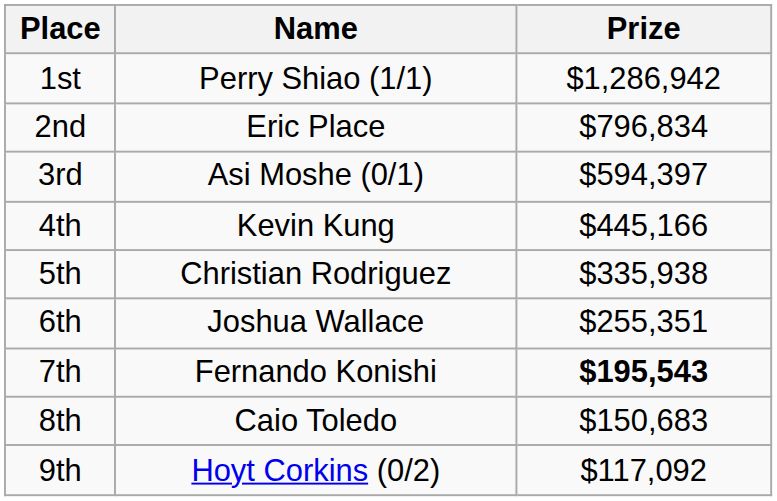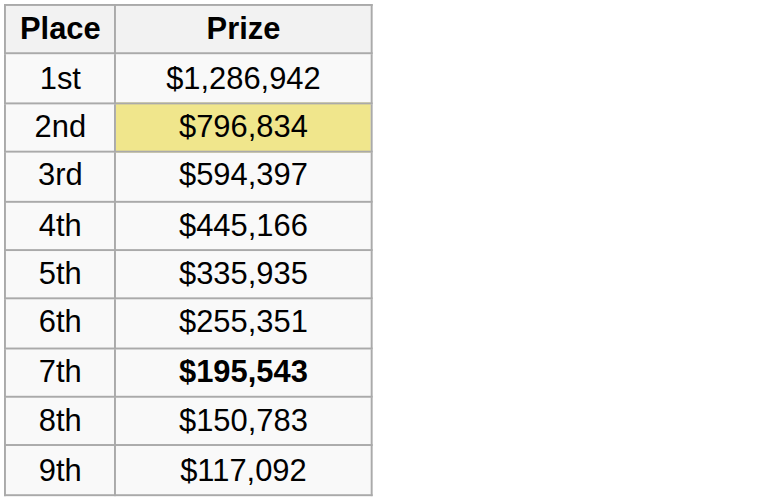- column: (316, 28)
(644, 126) no background -> (243, 126) khaki background
(644, 273) $335,938 -> (243, 273) $335,935
(644, 420) $150,683 -> (243, 420) $150,783
